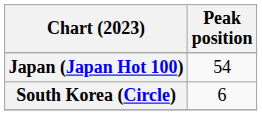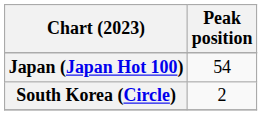(222, 95) 6 -> (222, 95) 2
